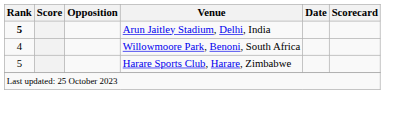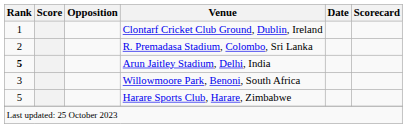+ row: (223, 30)
+ row: (218, 47)
(19, 47) 4 -> (19, 81) 3
